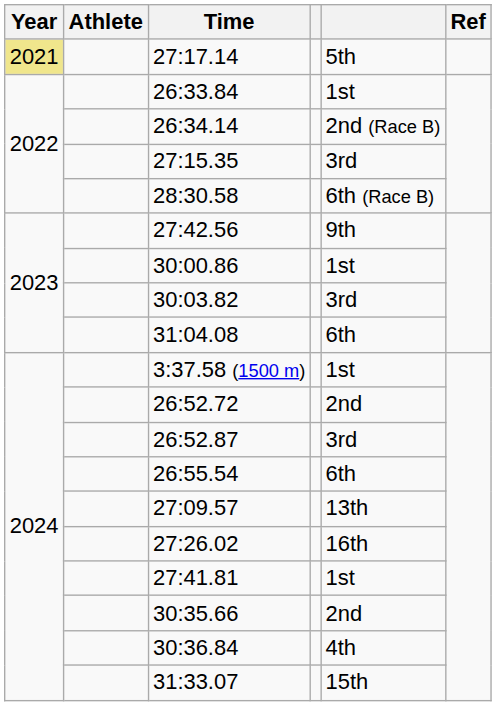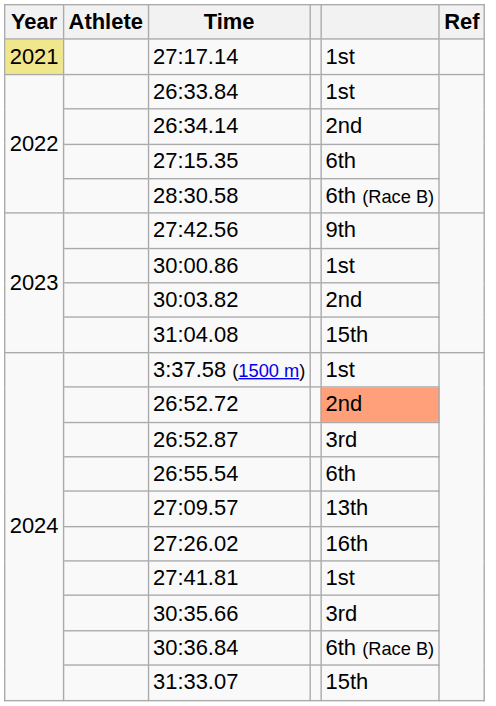(341, 56) 5th -> (340, 56) 1st
(383, 126) 2nd (Race B) -> (344, 126) 2nd
(341, 160) 3rd -> (341, 160) 6th
(341, 299) 3rd -> (344, 299) 2nd
(341, 334) 6th -> (347, 334) 15th
(344, 404) no background -> (344, 404) lightsalmon background
(344, 612) 2nd -> (341, 612) 3rd
(341, 647) 4th -> (380, 647) 6th (Race B)
